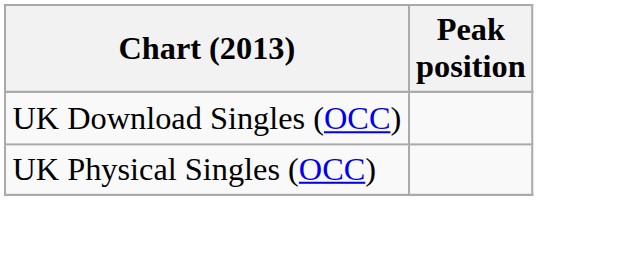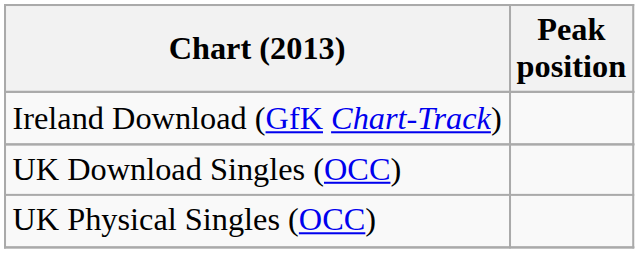+ row: (257, 117)
